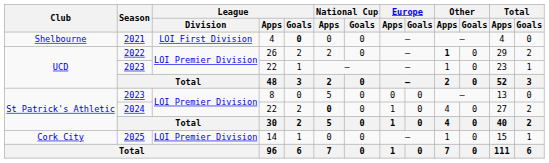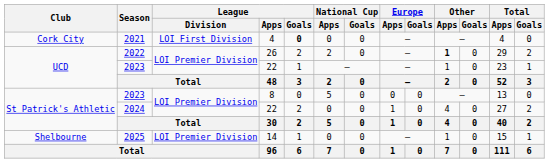(61, 39) Shelbourne -> (61, 39) Cork City
(329, 109) bold -> (329, 109) normal
(61, 137) Cork City -> (61, 137) Shelbourne
